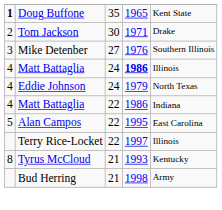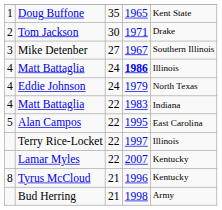(10, 13) bold -> (10, 13) normal
(136, 50) 1976 -> (136, 50) 1967
(136, 104) 1986 -> (136, 104) 1983
+ row: (49, 159)
(136, 159) 1993 -> (136, 178) 1996
